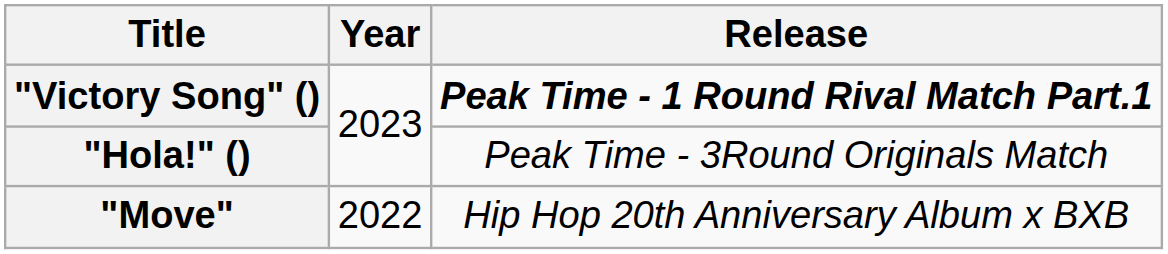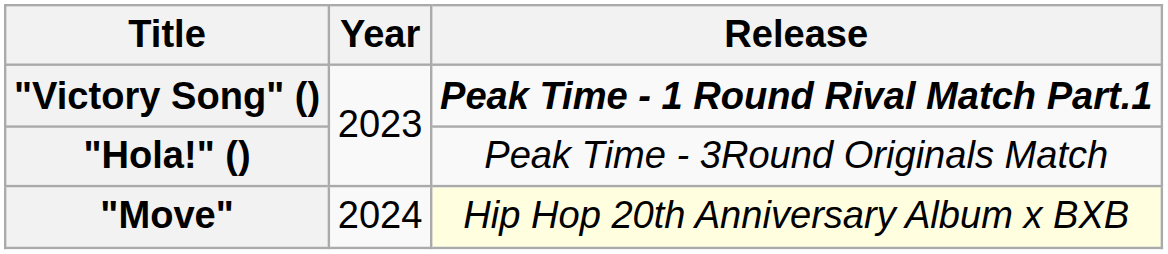(380, 215) 2022 -> (380, 215) 2024
(796, 215) no background -> (796, 215) lightyellow background
